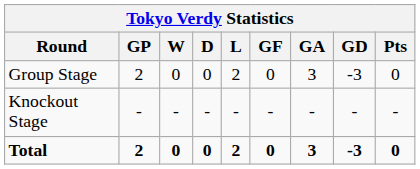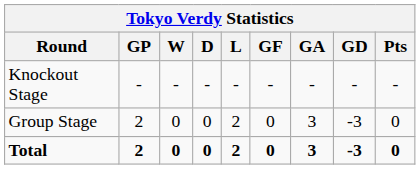rows swapped: (53, 74) <-> (43, 112)
